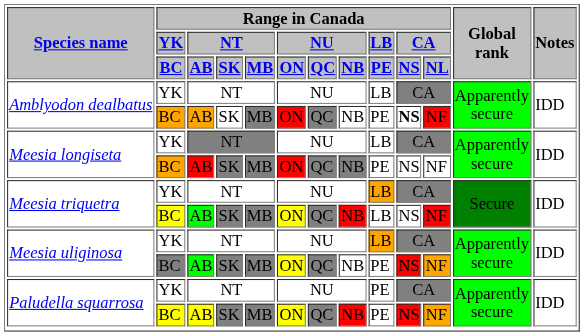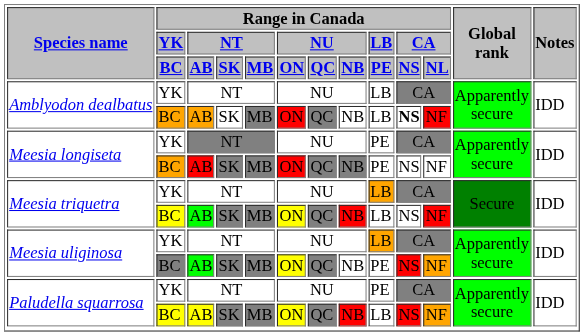(380, 117) PE -> (381, 117) LB
(381, 142) LB -> (380, 142) PE
(380, 315) PE -> (381, 315) LB
